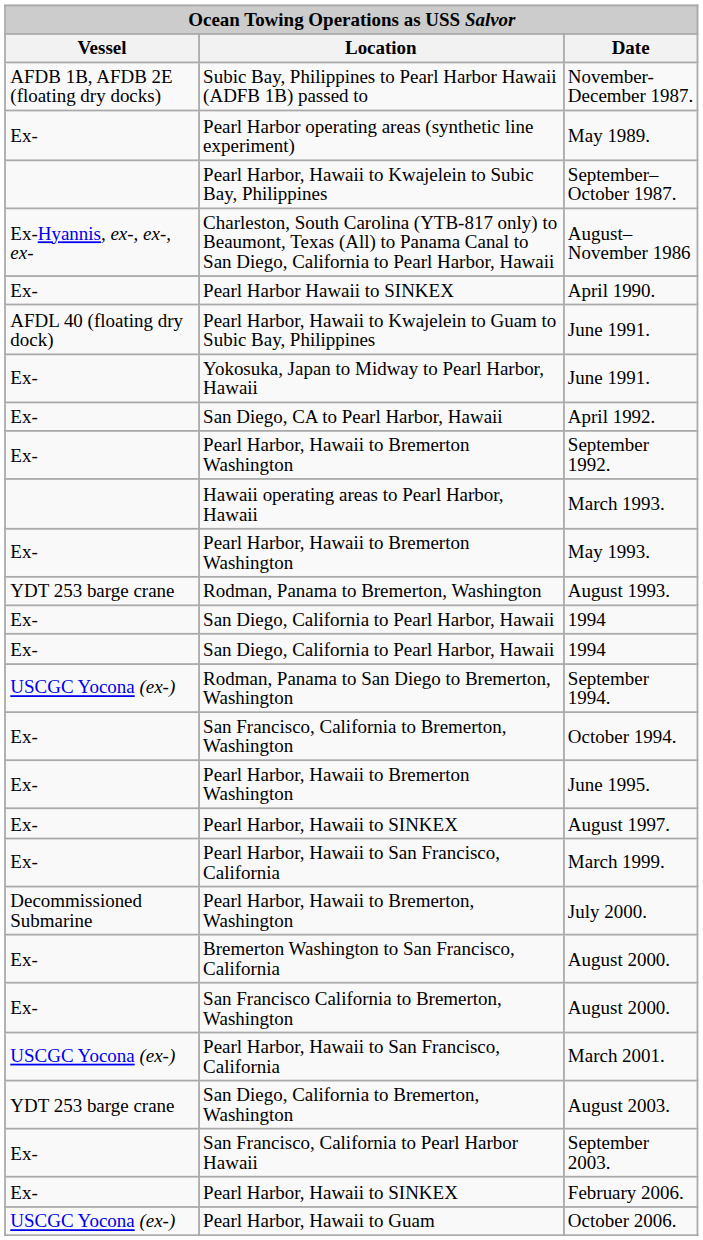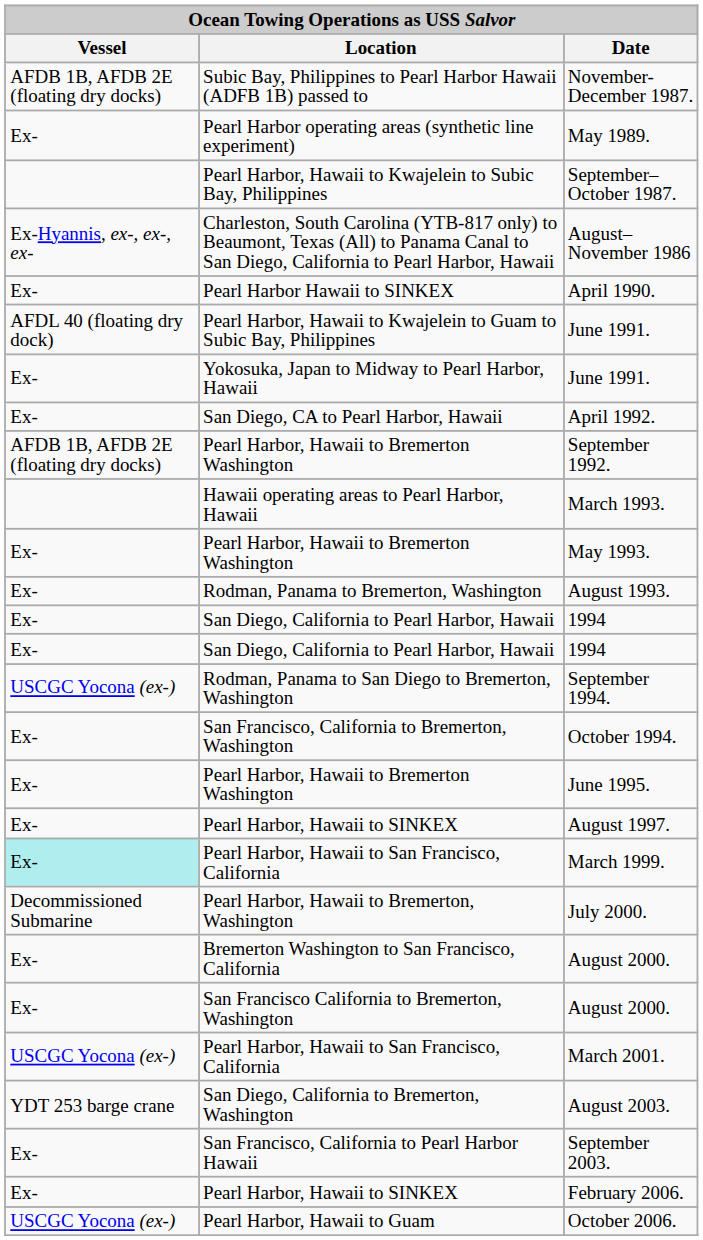(24, 455) Ex- -> (91, 455) AFDB 1B, AFDB 2E (floating dry docks)
(92, 591) YDT 253 barge crane -> (24, 591) Ex-
(24, 862) no background -> (24, 862) paleturquoise background
